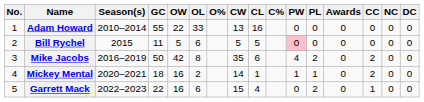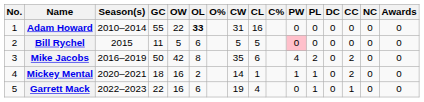columns swapped: (410, 12) <-> (343, 12)
(198, 27) normal -> (198, 27) bold
(238, 27) 13 -> (238, 27) 31
(238, 89) 15 -> (238, 89) 19
(315, 89) 2 -> (315, 89) 1
